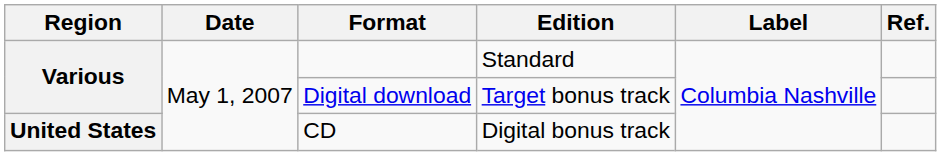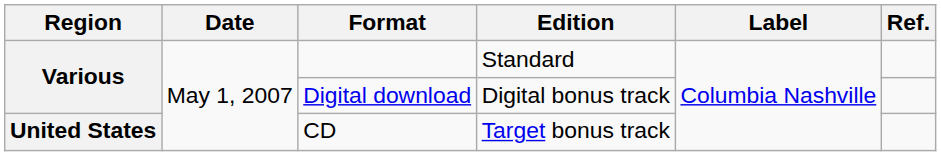(576, 95) Target bonus track -> (576, 95) Digital bonus track
(576, 131) Digital bonus track -> (576, 131) Target bonus track
